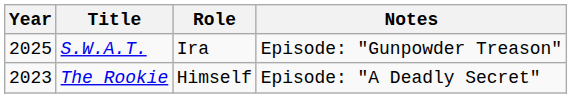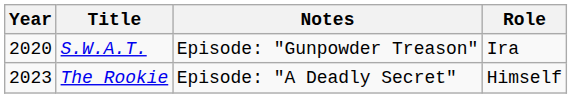columns swapped: (214, 19) <-> (411, 19)
(31, 49) 2025 -> (31, 49) 2020
